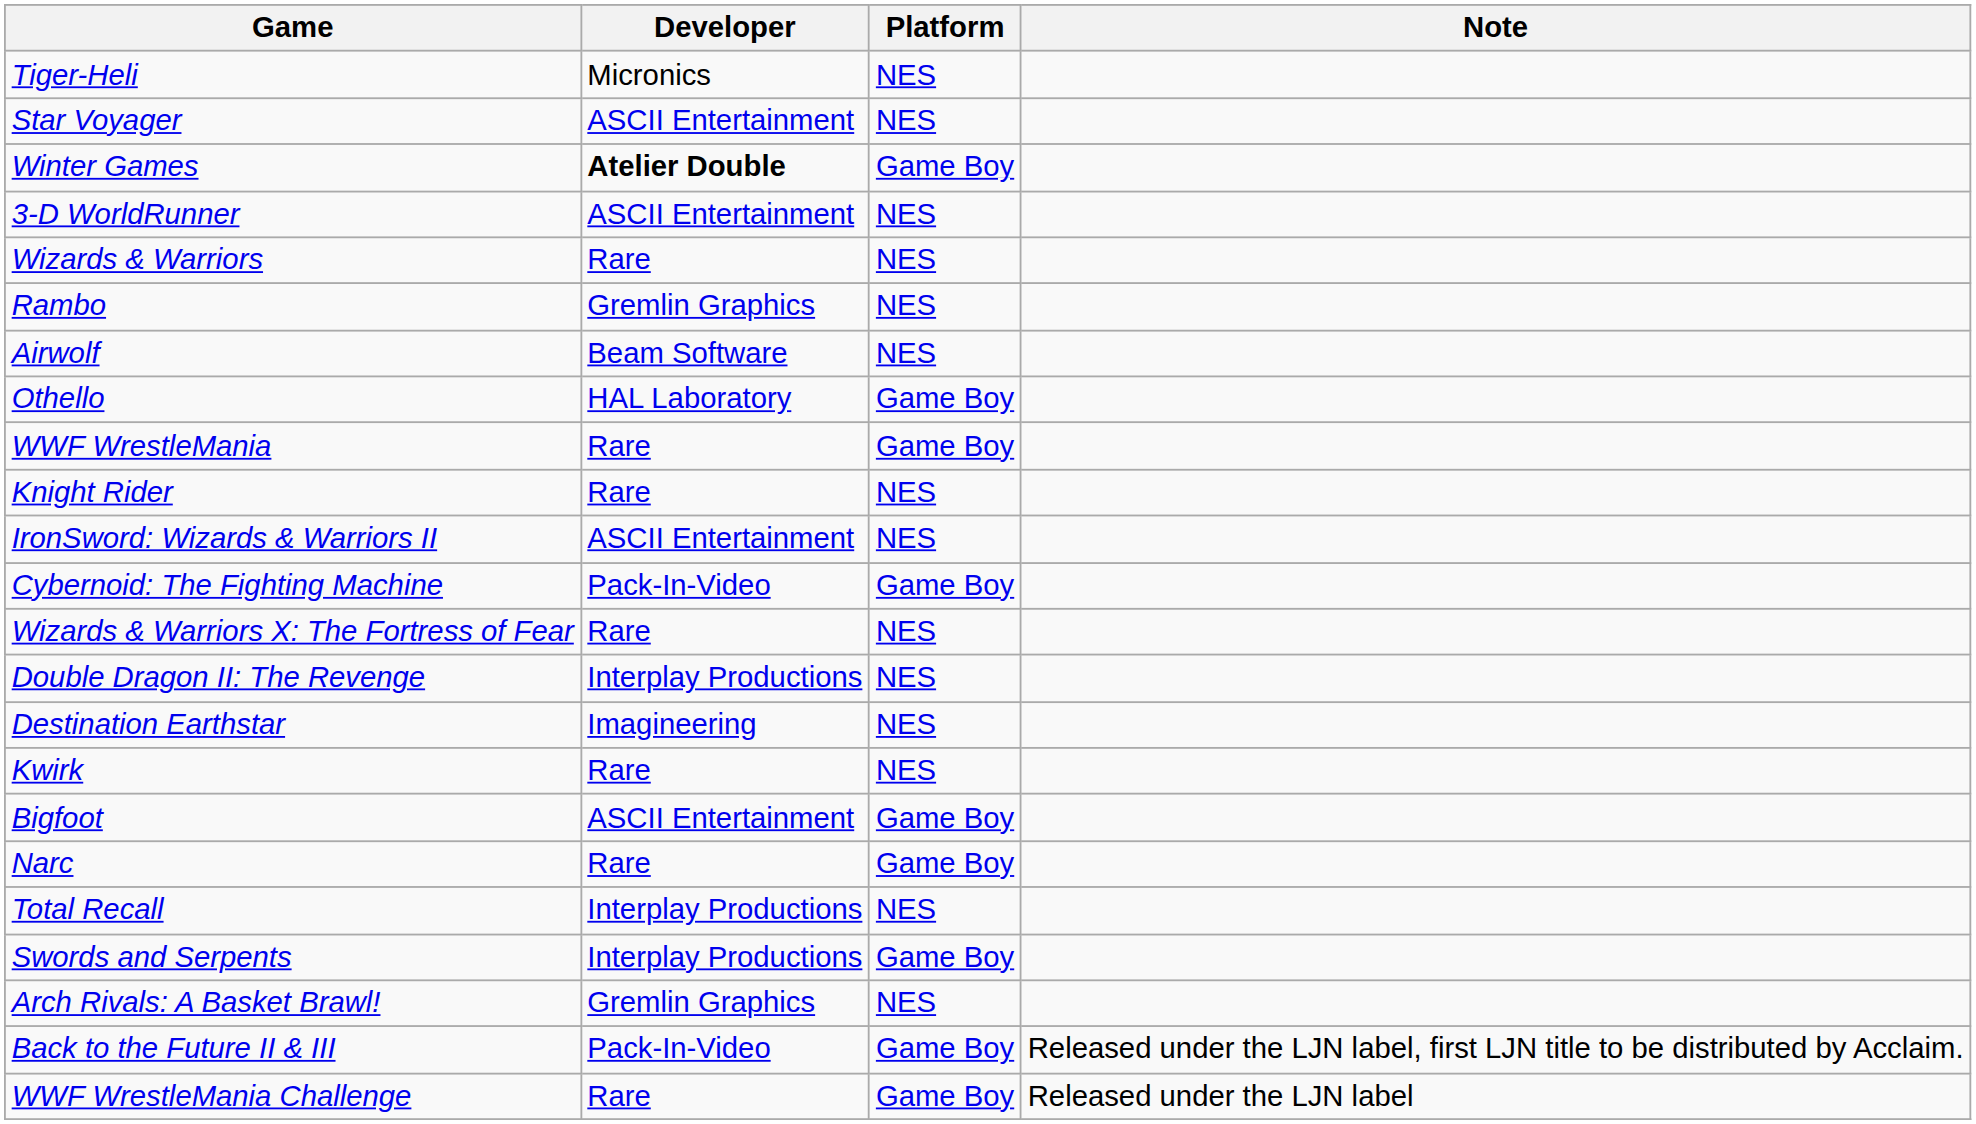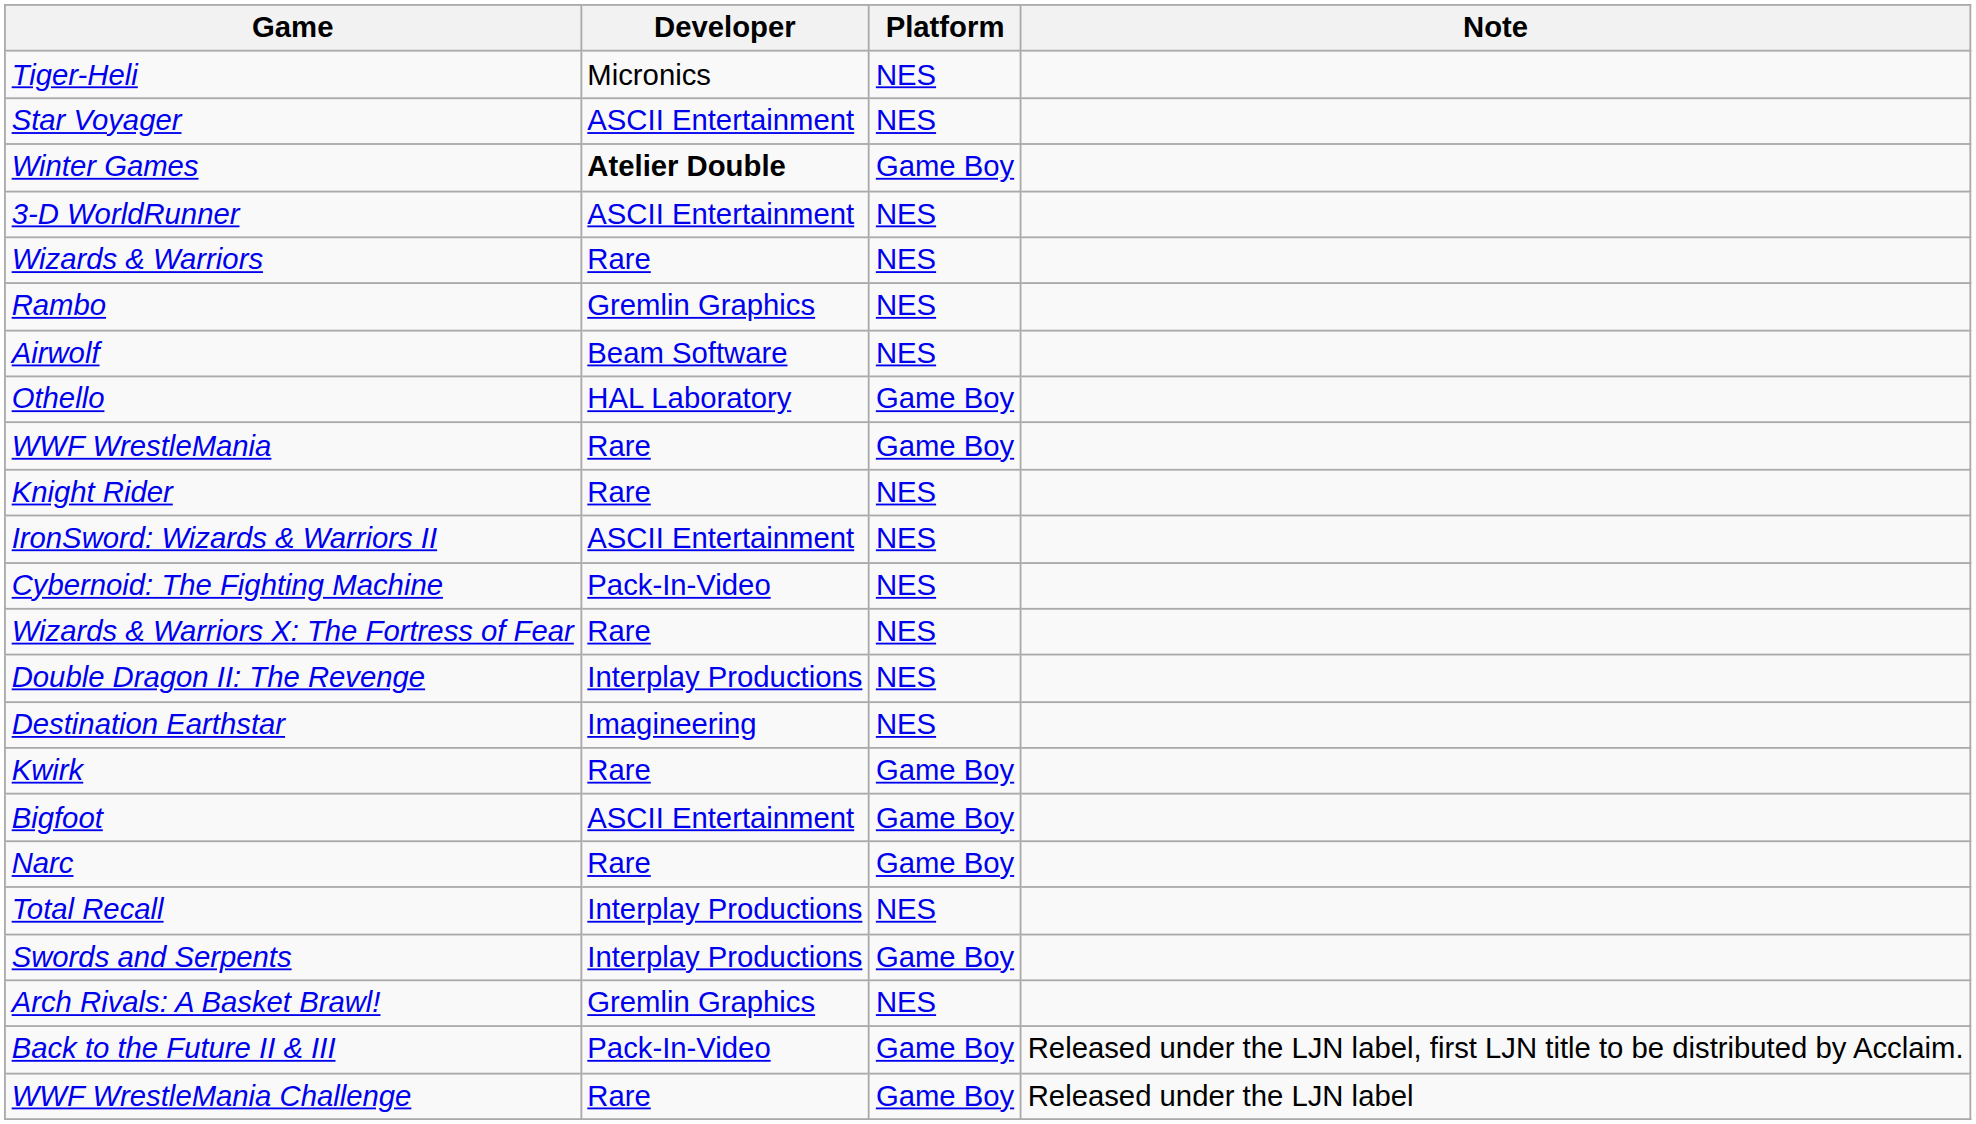(945, 584) Game Boy -> (906, 584) NES
(906, 770) NES -> (945, 770) Game Boy
